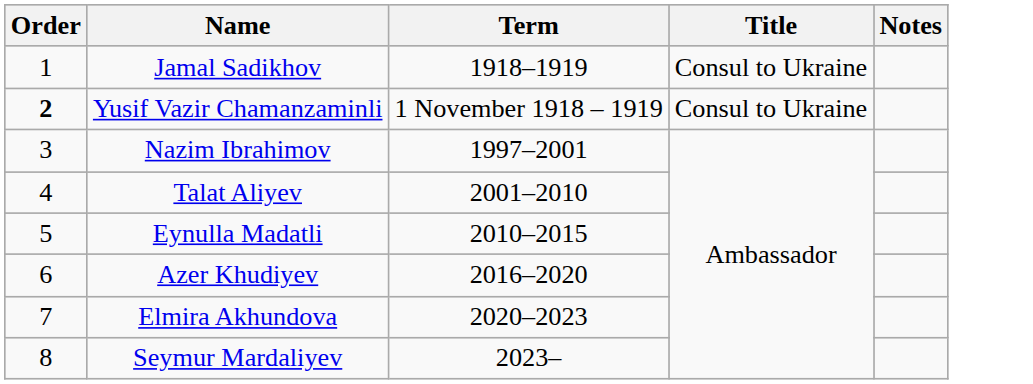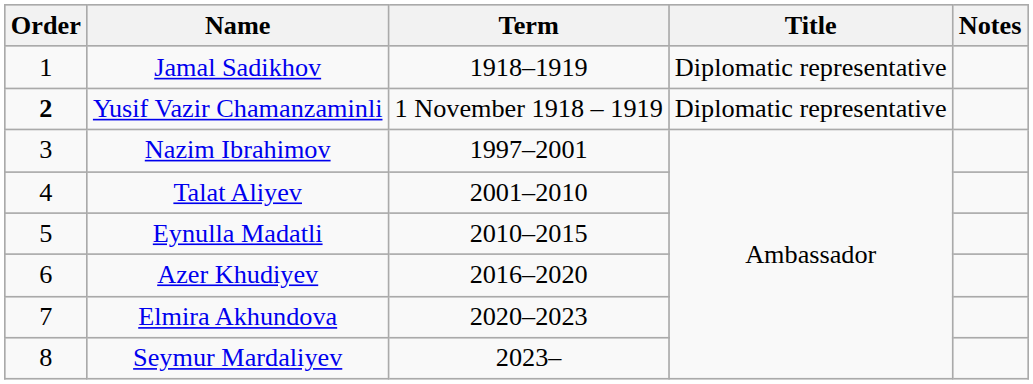(771, 66) Consul to Ukraine -> (811, 66) Diplomatic representative
(771, 108) Consul to Ukraine -> (811, 108) Diplomatic representative
